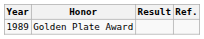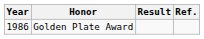(18, 27) 1989 -> (18, 27) 1986
